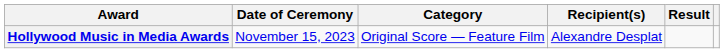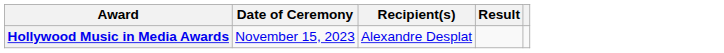- column: (453, 15)
